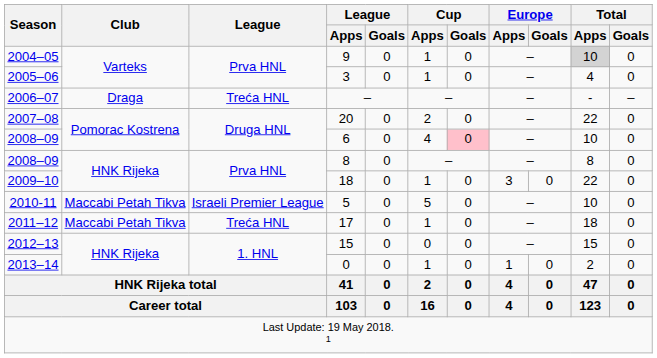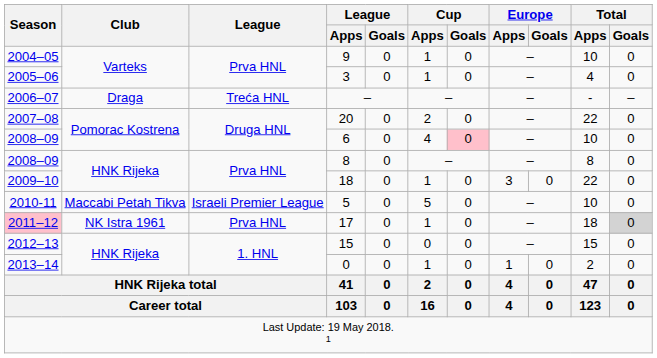(590, 56) lightgrey background -> (590, 56) no background
(33, 222) no background -> (33, 222) pink background
(125, 222) Maccabi Petah Tikva -> (125, 222) NK Istra 1961
(258, 222) Treća HNL -> (258, 222) Prva HNL
(631, 222) no background -> (631, 222) lightgrey background
